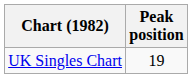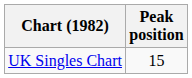(156, 60) 19 -> (156, 60) 15
